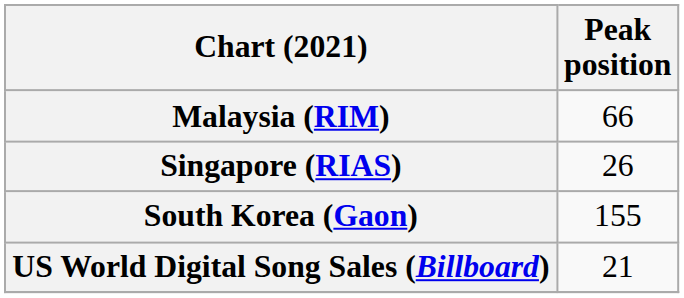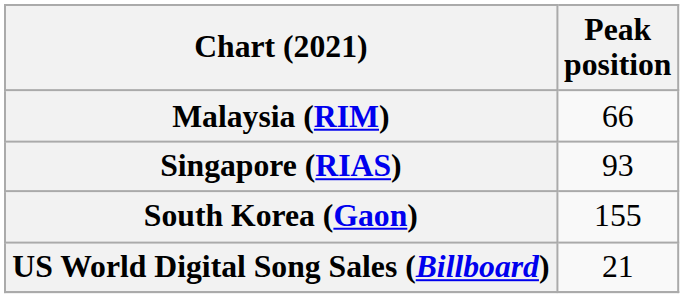(618, 165) 26 -> (618, 165) 93
